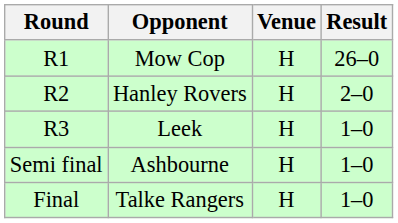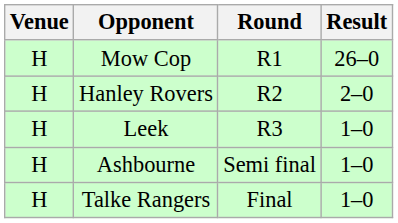columns swapped: (56, 22) <-> (286, 22)
